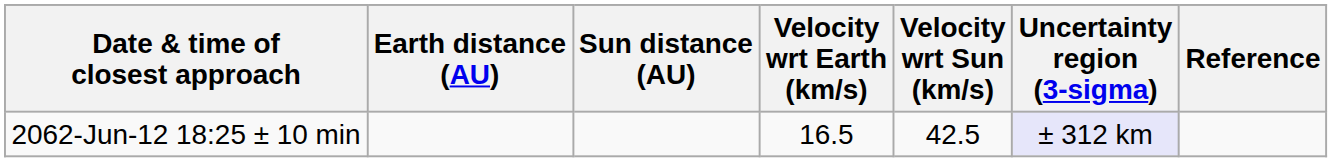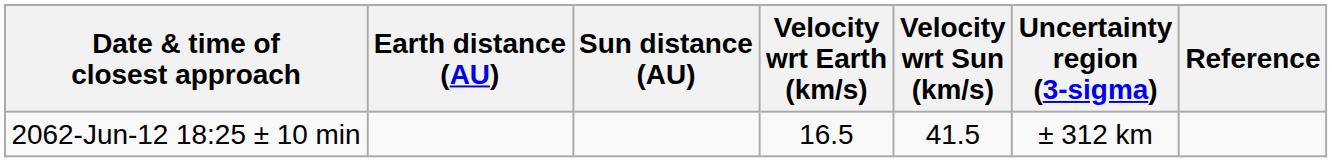(953, 134) 42.5 -> (953, 134) 41.5
(1095, 134) lavender background -> (1095, 134) no background
